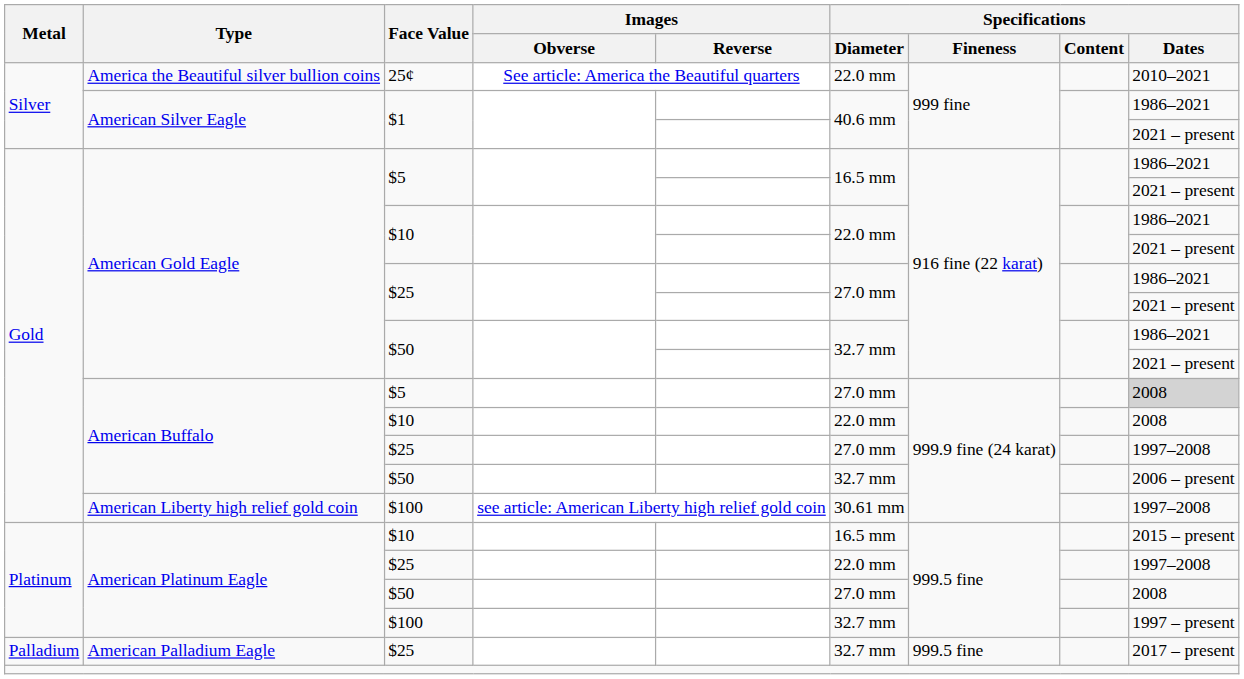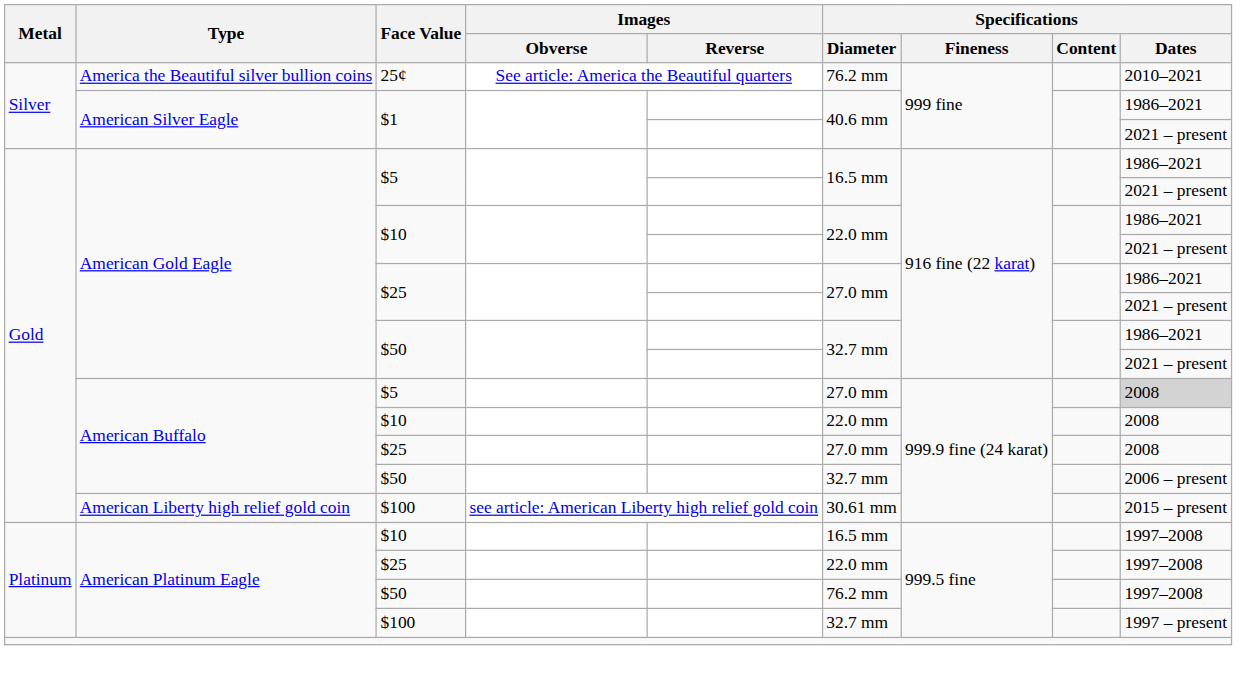(865, 76) 22.0 mm -> (857, 76) 76.2 mm
(1171, 450) 1997–2008 -> (1142, 450) 2008
(1171, 507) 1997–2008 -> (1176, 507) 2015 – present
(1183, 536) 2015 – present -> (1164, 536) 1997–2008
(865, 594) 27.0 mm -> (857, 594) 76.2 mm
(1150, 594) 2008 -> (1164, 594) 1997–2008
- row: (181, 651)
